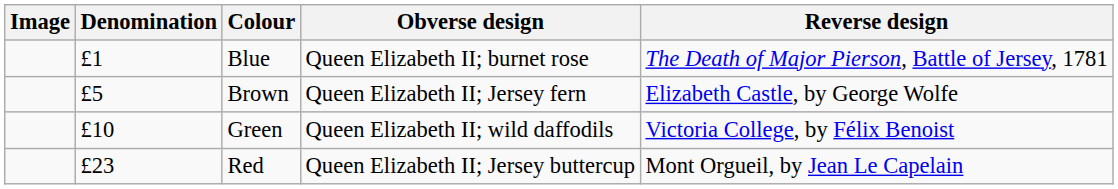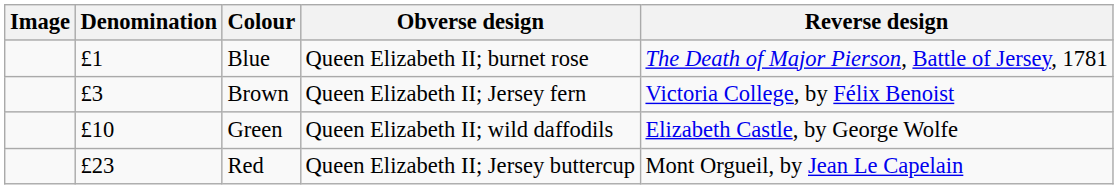(92, 93) £5 -> (92, 93) £3
(802, 93) Elizabeth Castle, by George Wolfe -> (800, 93) Victoria College, by Félix Benoist
(800, 129) Victoria College, by Félix Benoist -> (802, 129) Elizabeth Castle, by George Wolfe
